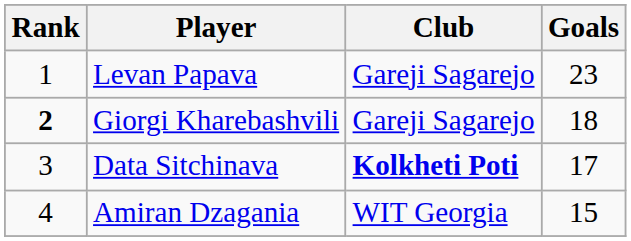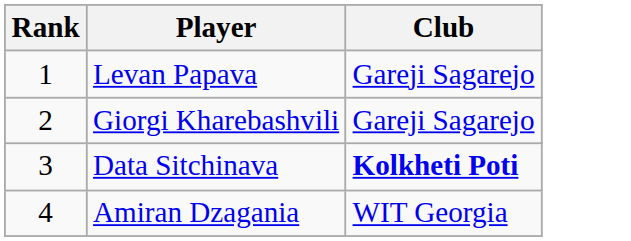- column: (584, 27)
(46, 119) bold -> (46, 119) normal
